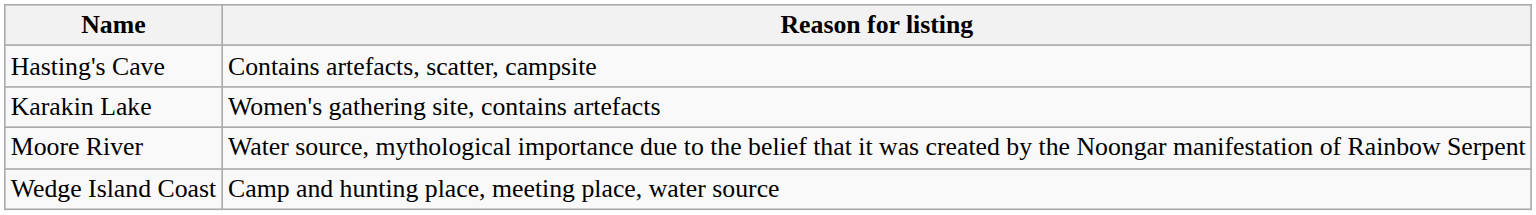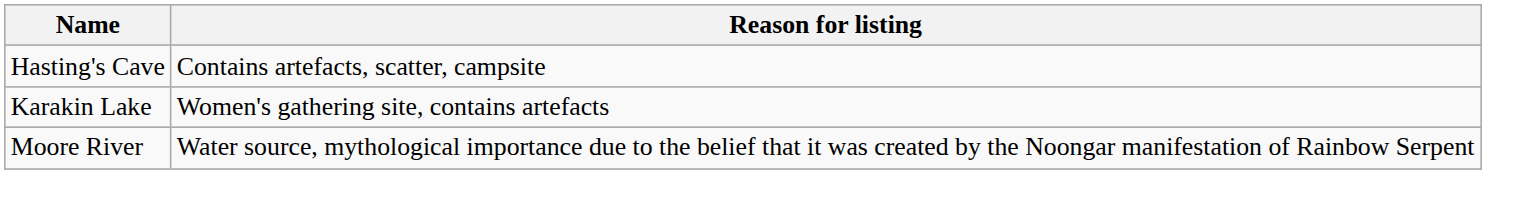- row: (113, 188)
